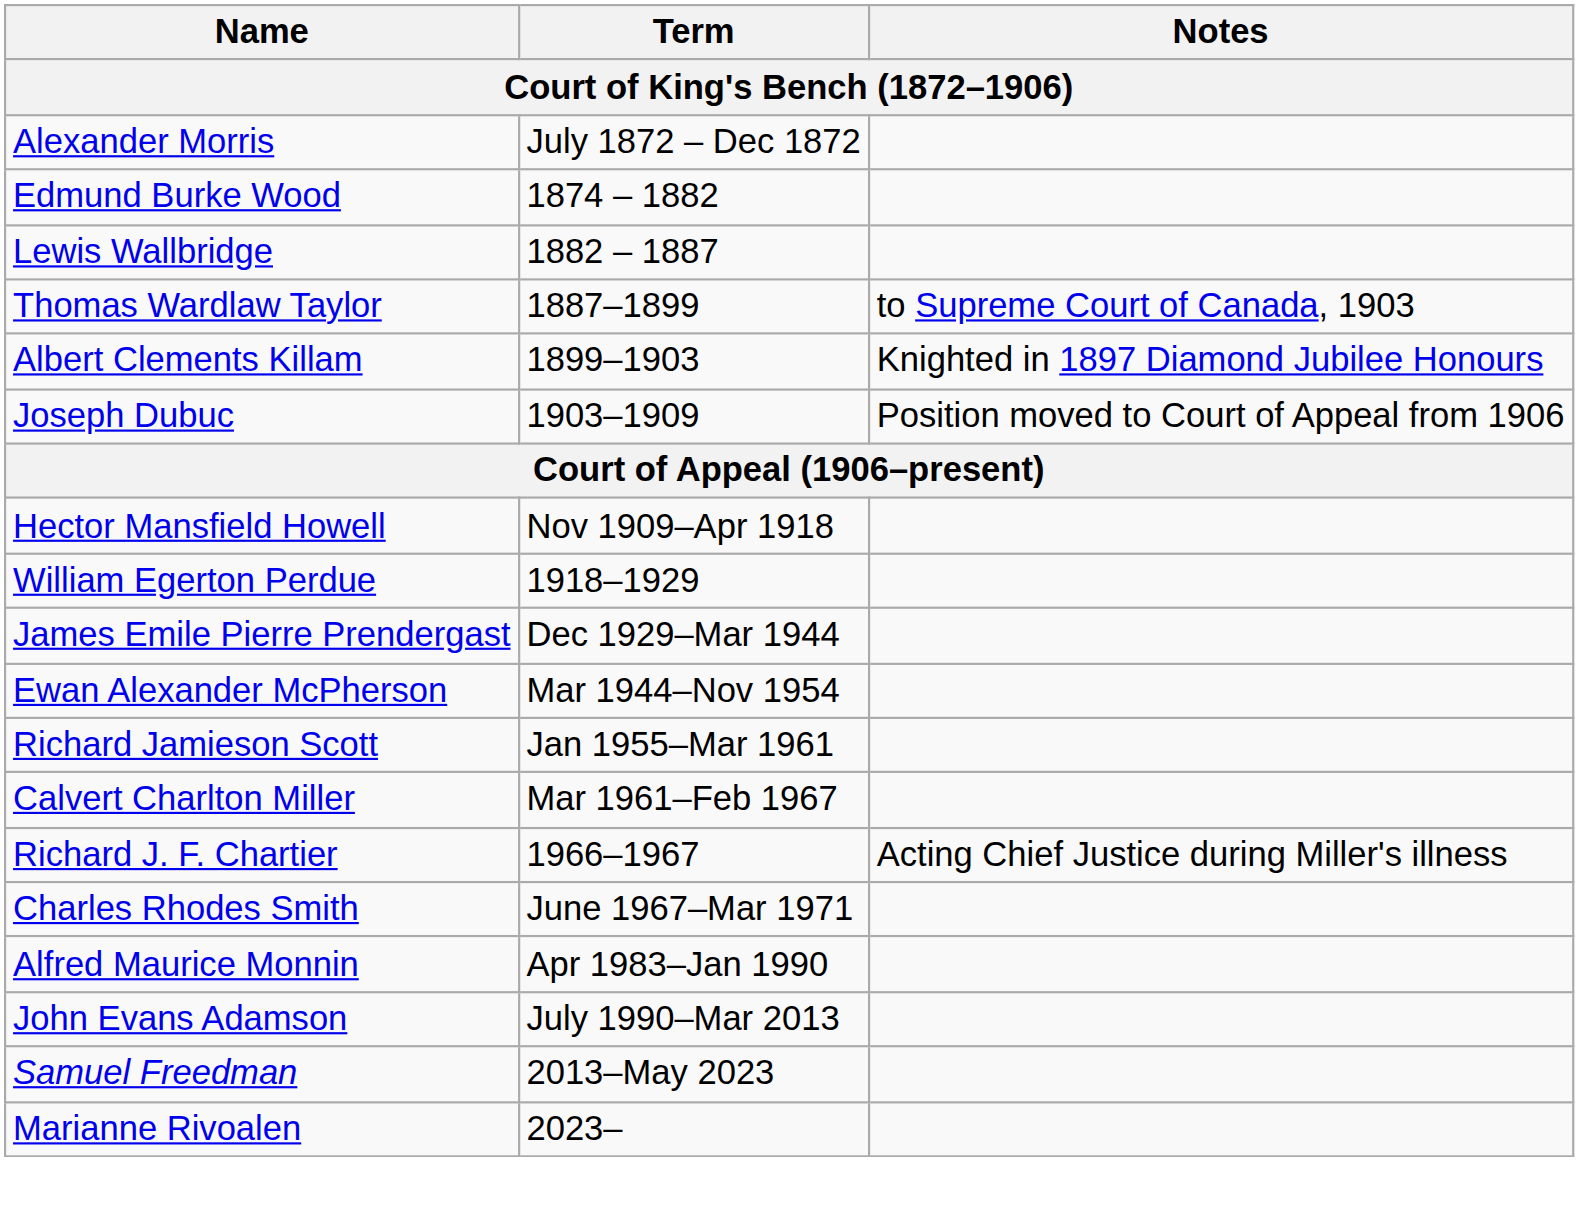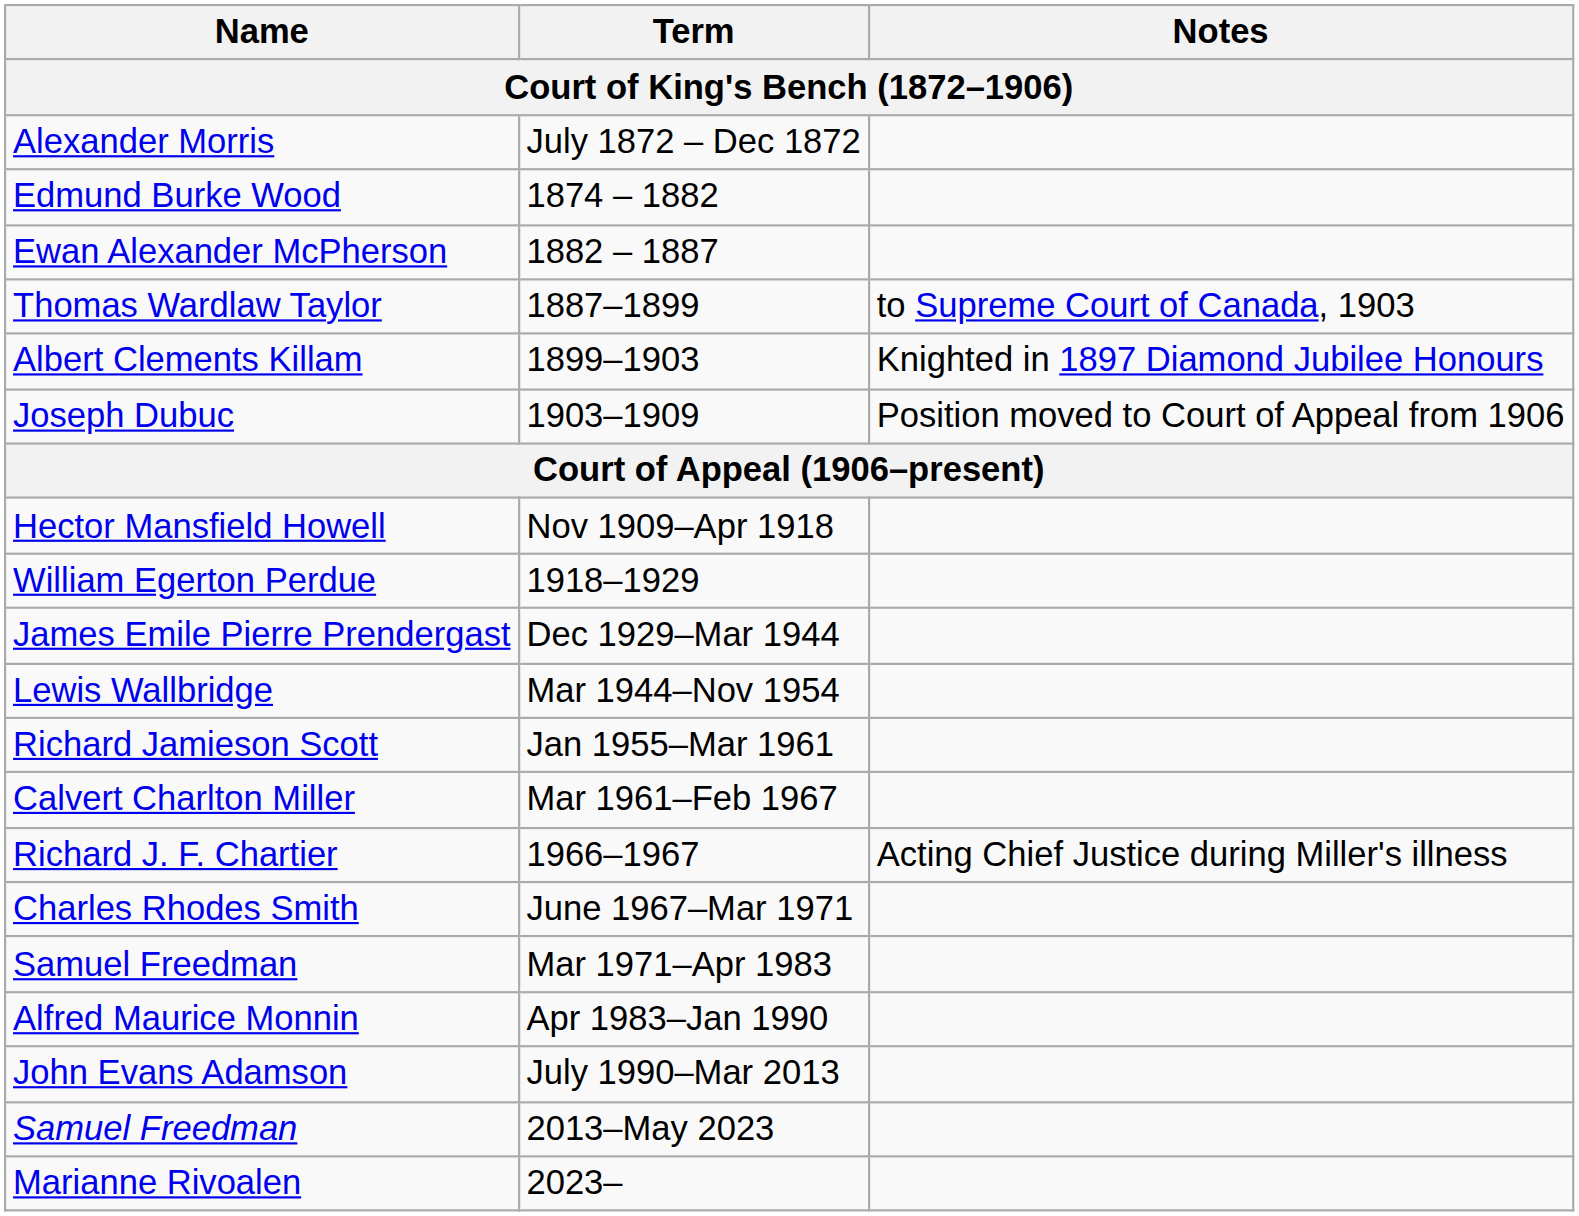(143, 251) Lewis Wallbridge -> (230, 251) Ewan Alexander McPherson
(230, 689) Ewan Alexander McPherson -> (143, 689) Lewis Wallbridge
+ row: (679, 963)
